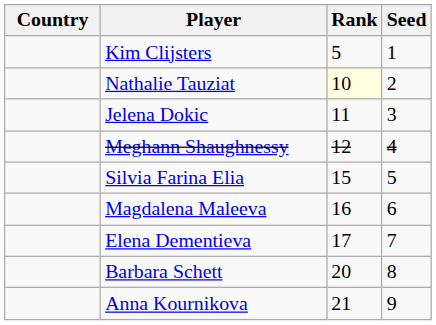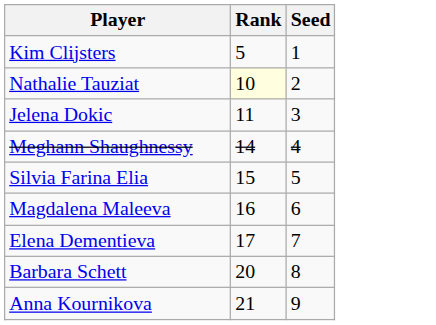- column: (53, 20)
(341, 146) 12 -> (245, 146) 14
